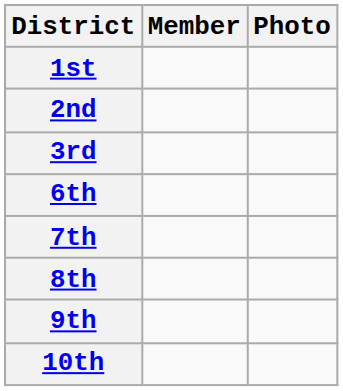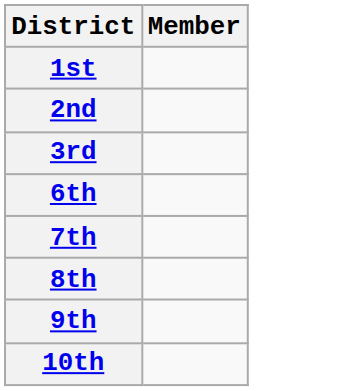- column: (292, 26)
